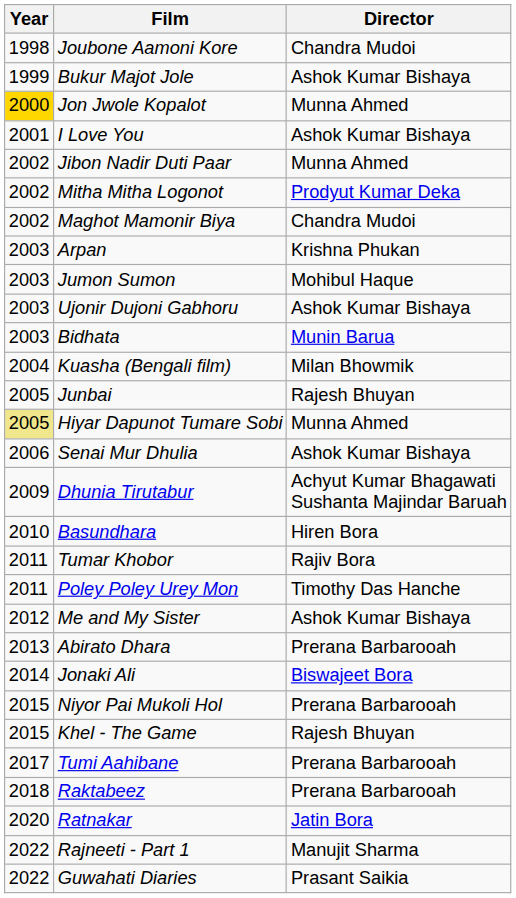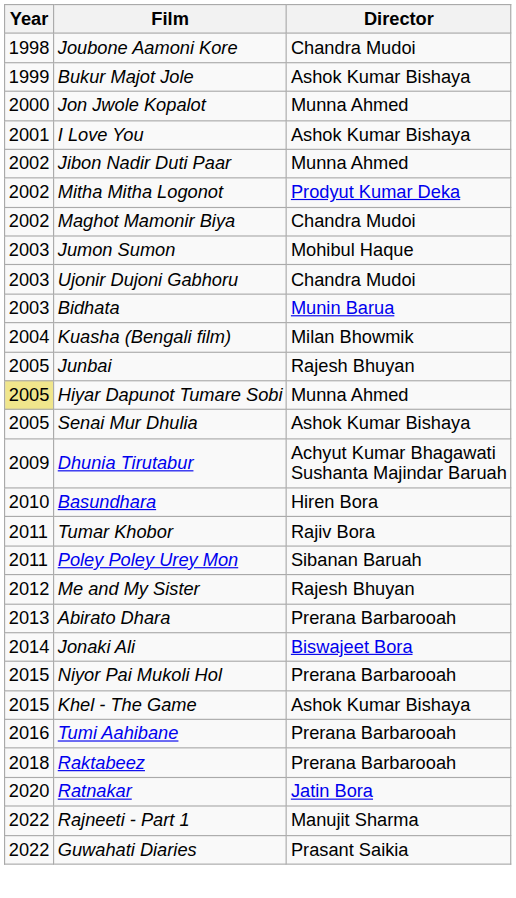(29, 105) gold background -> (29, 105) no background
- row: (82, 250)
(381, 308) Ashok Kumar Bishaya -> (353, 279) Chandra Mudoi
(29, 452) 2006 -> (29, 423) 2005
(376, 589) Timothy Das Hanche -> (356, 560) Sibanan Baruah
(381, 618) Ashok Kumar Bishaya -> (353, 589) Rajesh Bhuyan
(353, 733) Rajesh Bhuyan -> (381, 704) Ashok Kumar Bishaya
(29, 762) 2017 -> (29, 733) 2016
